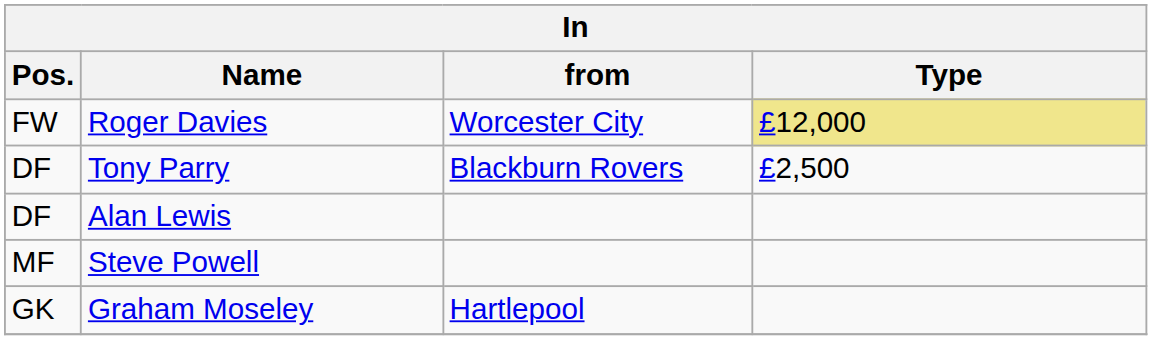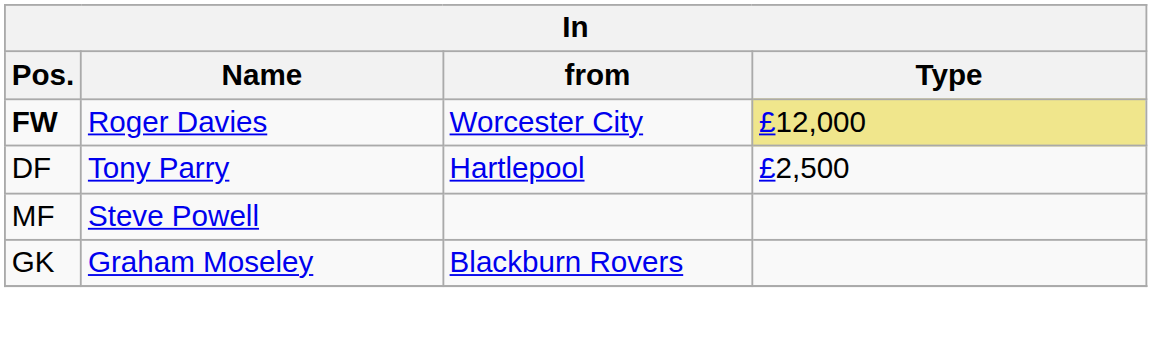(35, 121) normal -> (35, 121) bold
(566, 168) Blackburn Rovers -> (517, 168) Hartlepool
- row: (159, 215)
(517, 309) Hartlepool -> (566, 262) Blackburn Rovers
